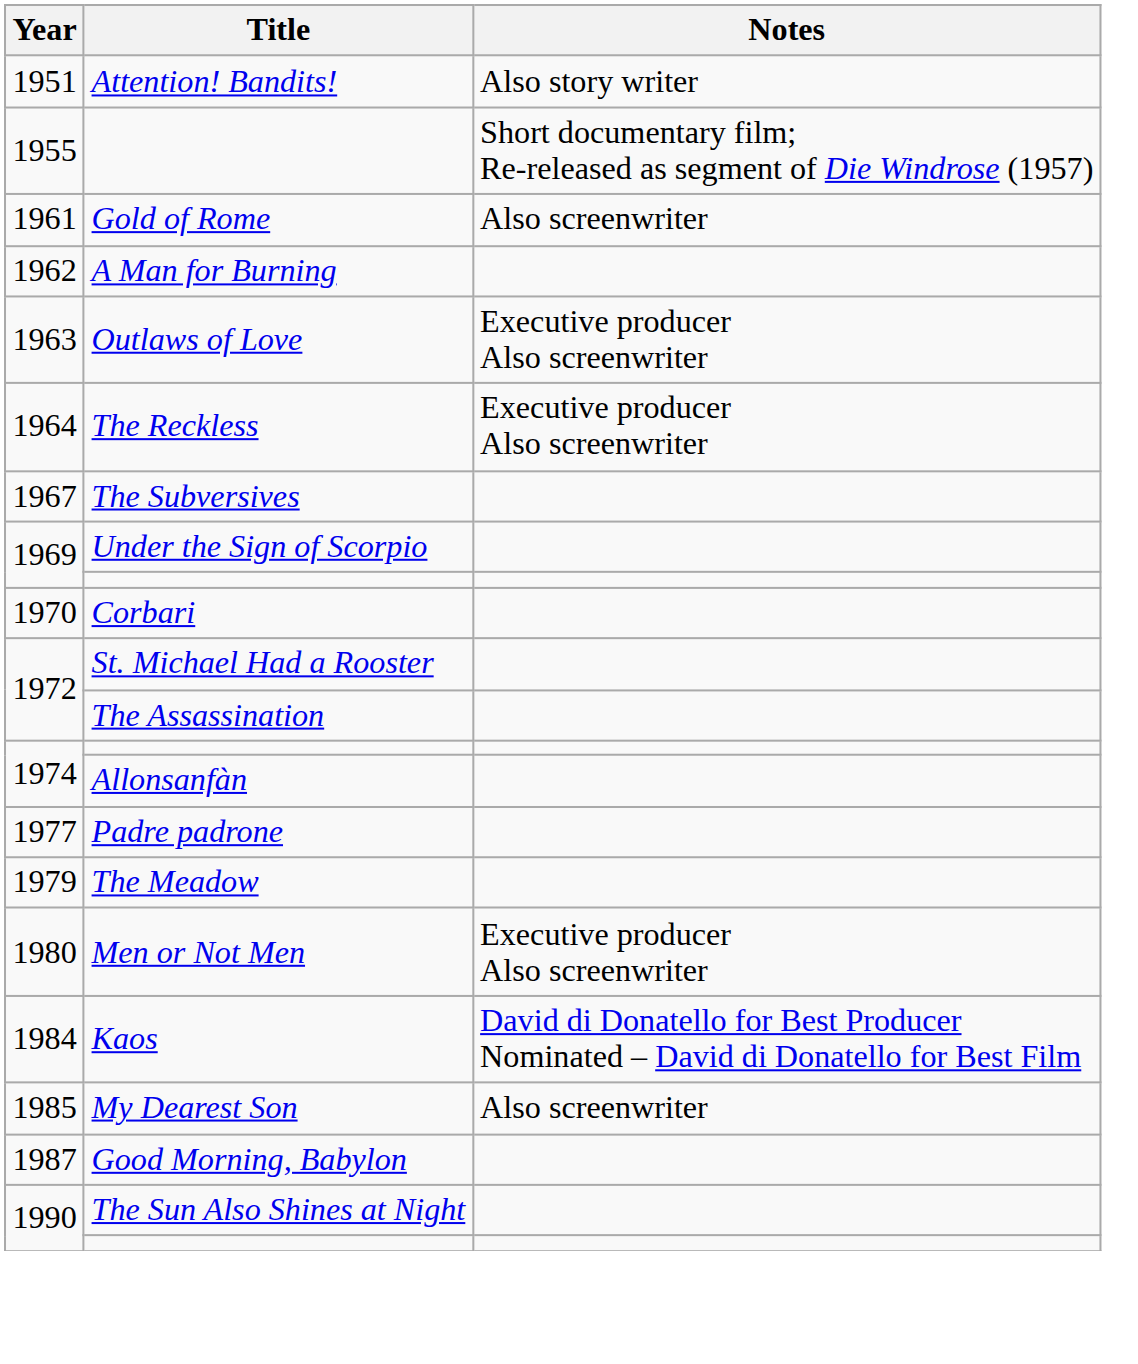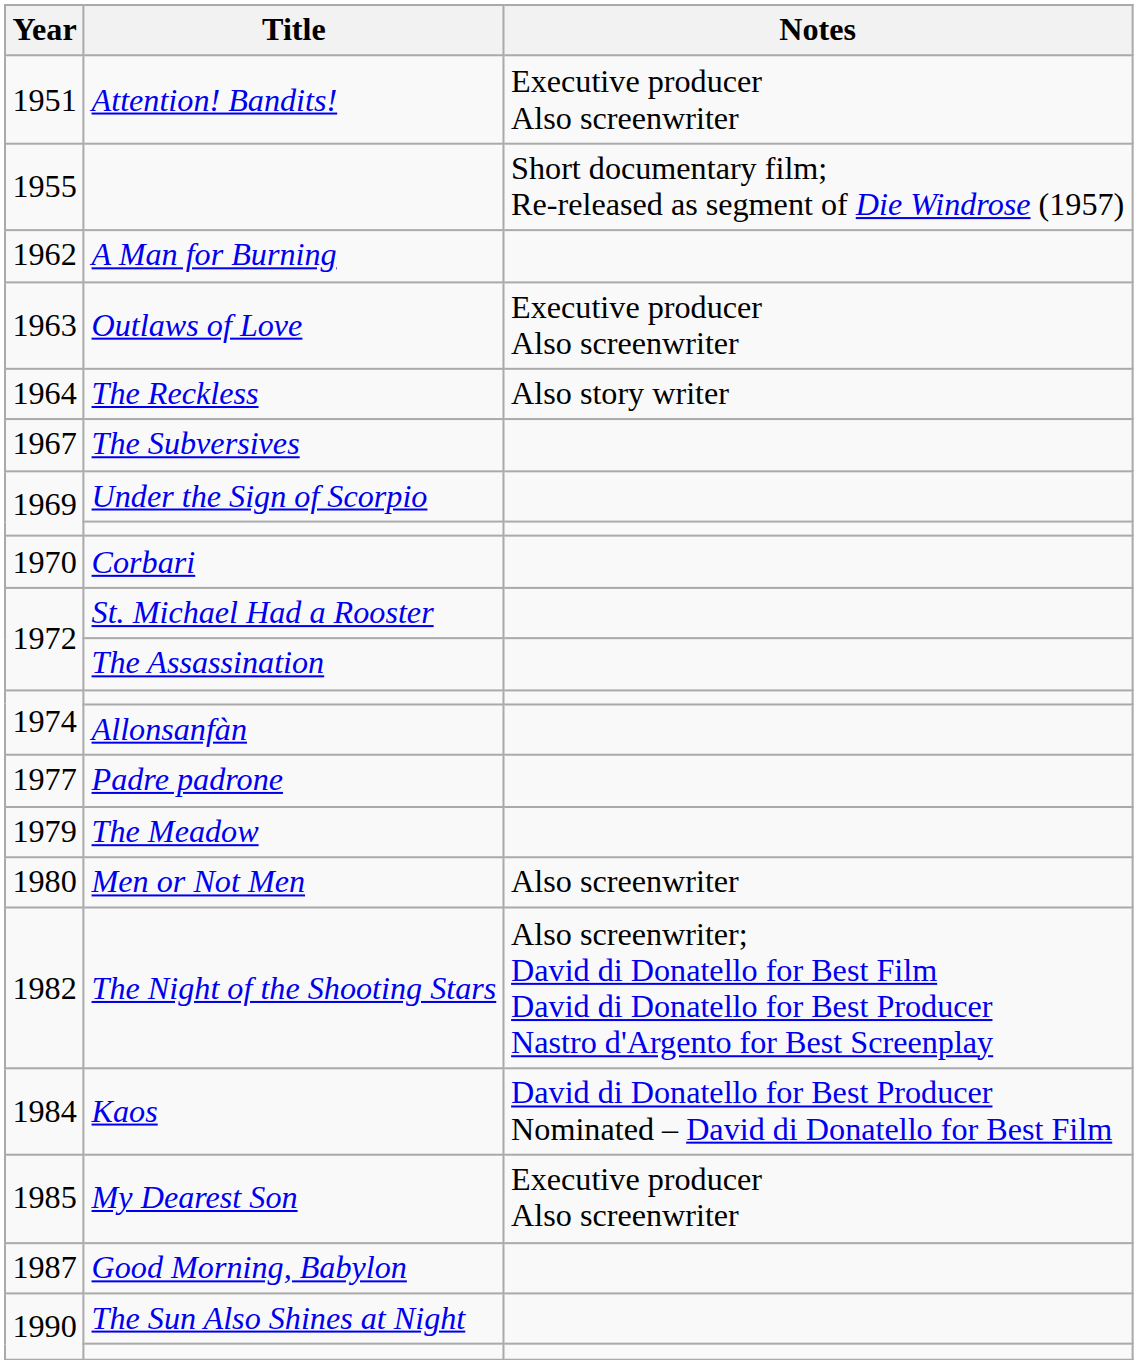(589, 81) Also story writer -> (637, 99) Executive producer Also screenwriter
- row: (45, 219)
(606, 426) Executive producer Also screenwriter -> (620, 393) Also story writer
(606, 951) Executive producer Also screenwriter -> (625, 882) Also screenwriter
+ row: (45, 987)
(594, 1107) Also screenwriter -> (637, 1198) Executive producer Also screenwriter
